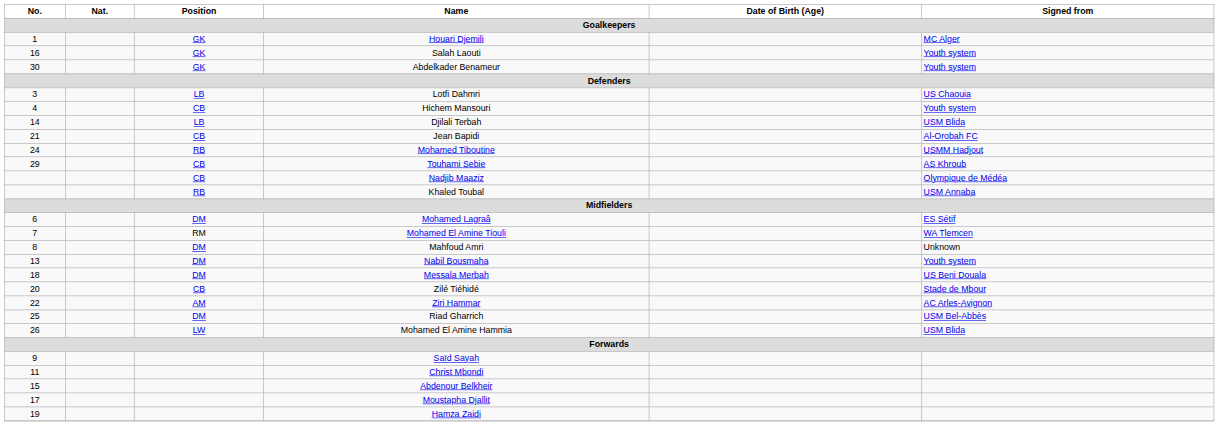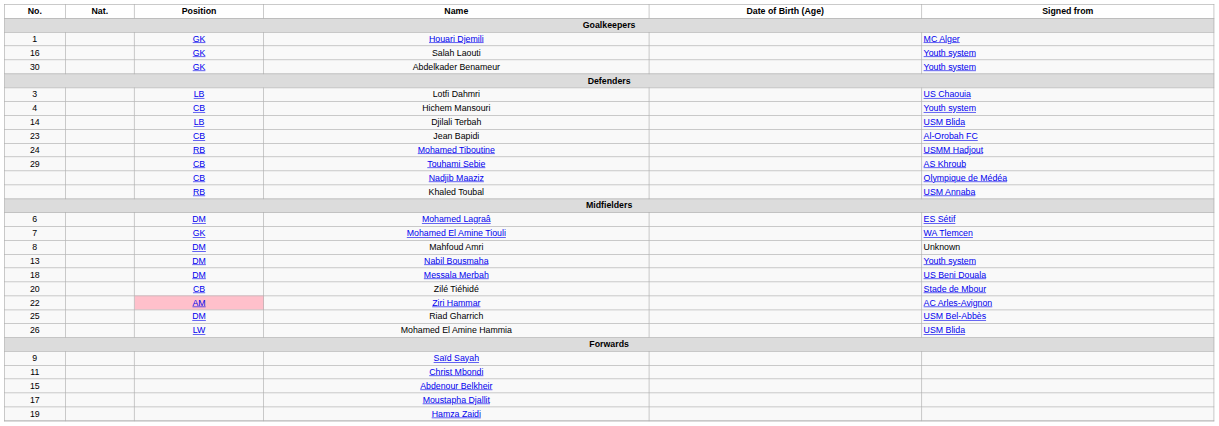(35, 137) 21 -> (35, 137) 23
(199, 234) RM -> (199, 234) GK
(199, 303) no background -> (199, 303) pink background
